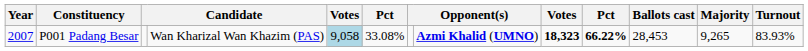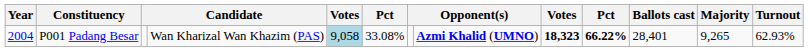(21, 36) 2007 -> (21, 36) 2004
(650, 36) 28,453 -> (650, 36) 28,401
(775, 36) 83.93% -> (775, 36) 62.93%
